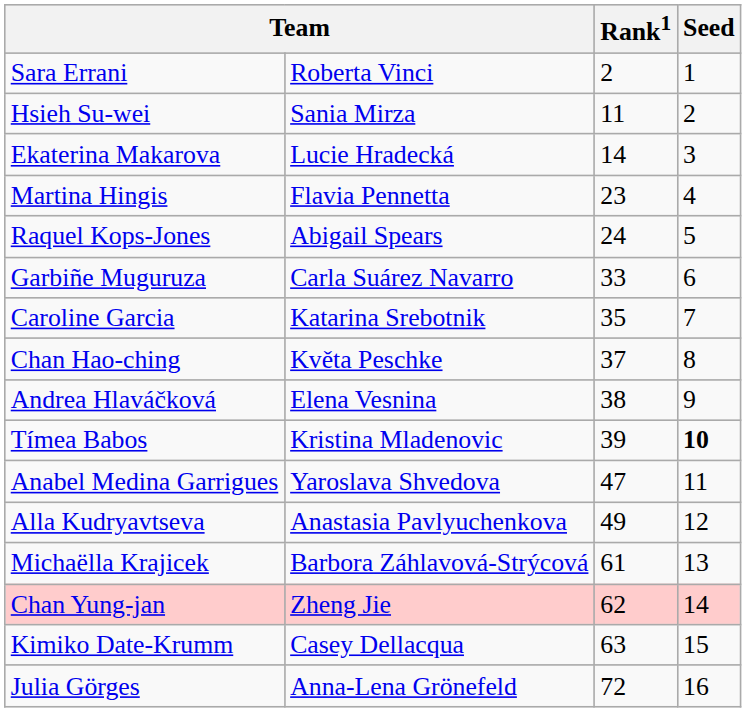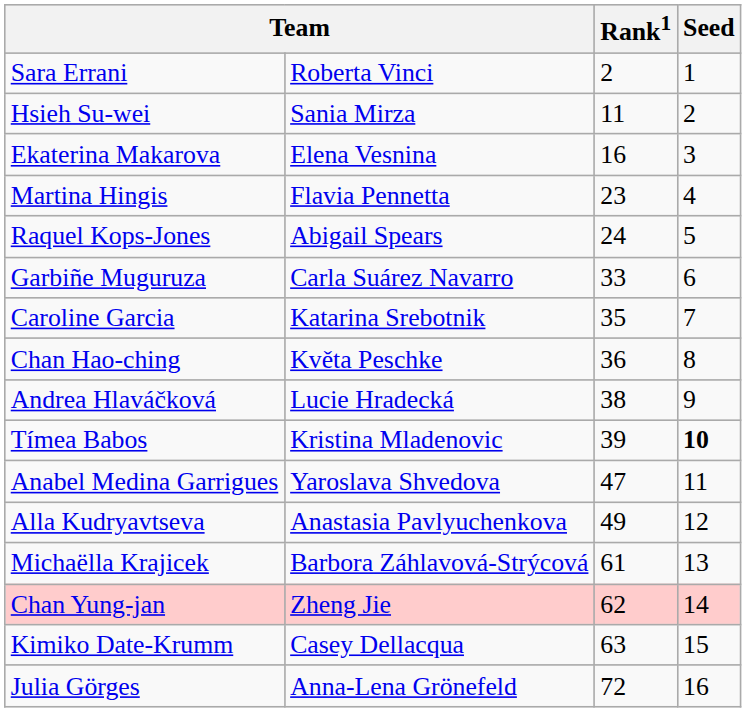(372, 154) Lucie Hradecká -> (363, 154) Elena Vesnina
(613, 154) 14 -> (613, 154) 16
(613, 358) 37 -> (613, 358) 36
(363, 399) Elena Vesnina -> (372, 399) Lucie Hradecká
